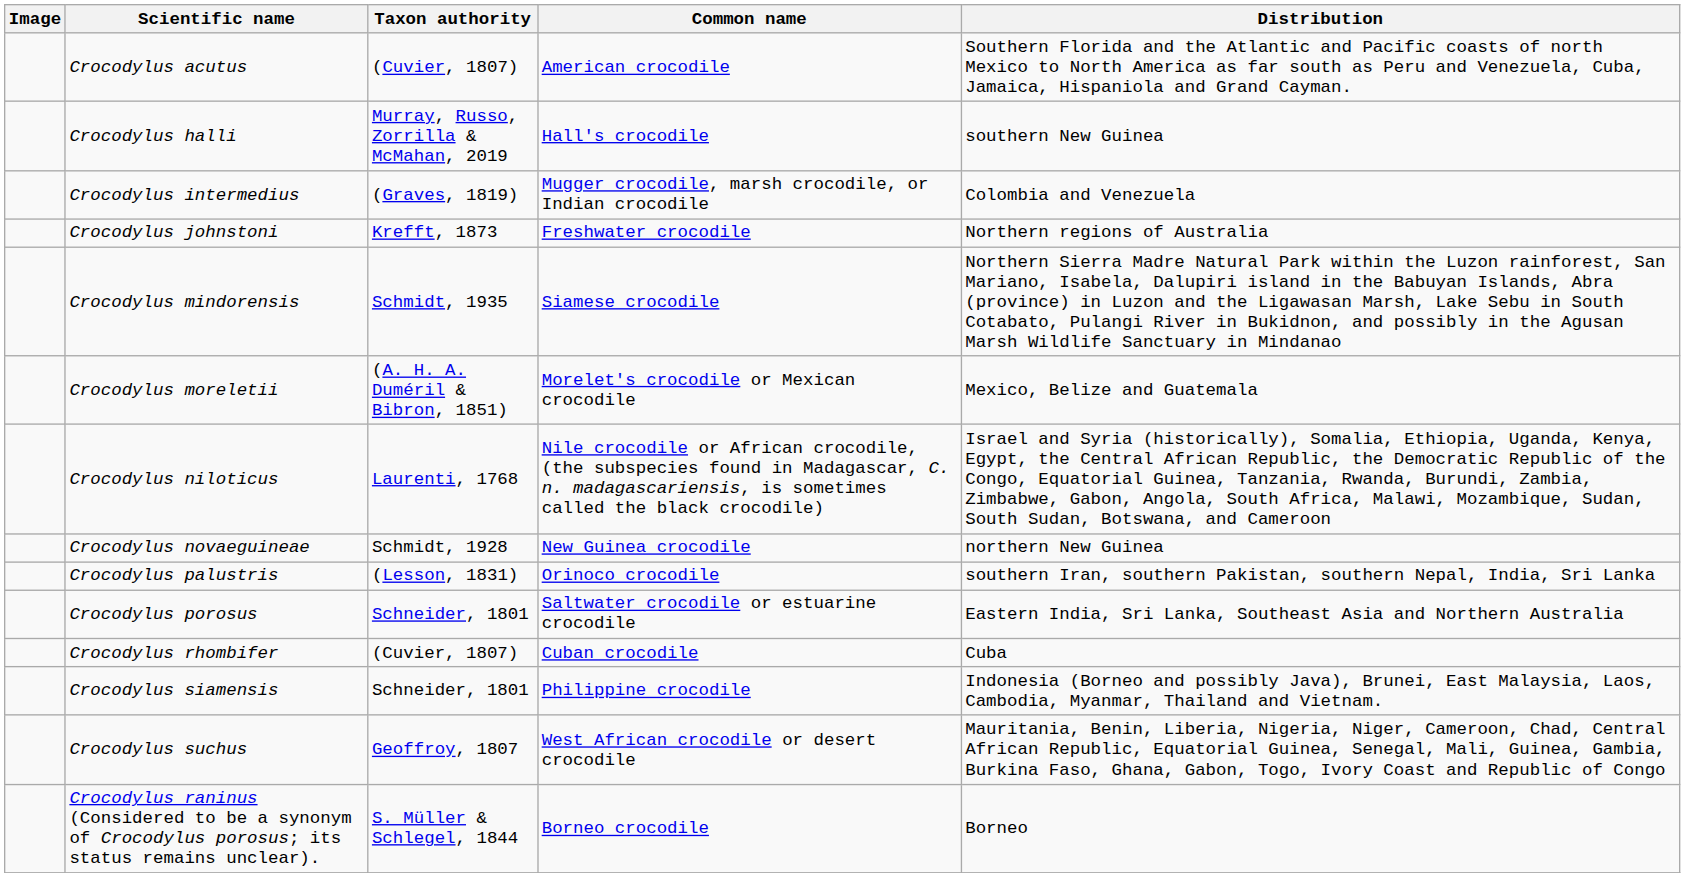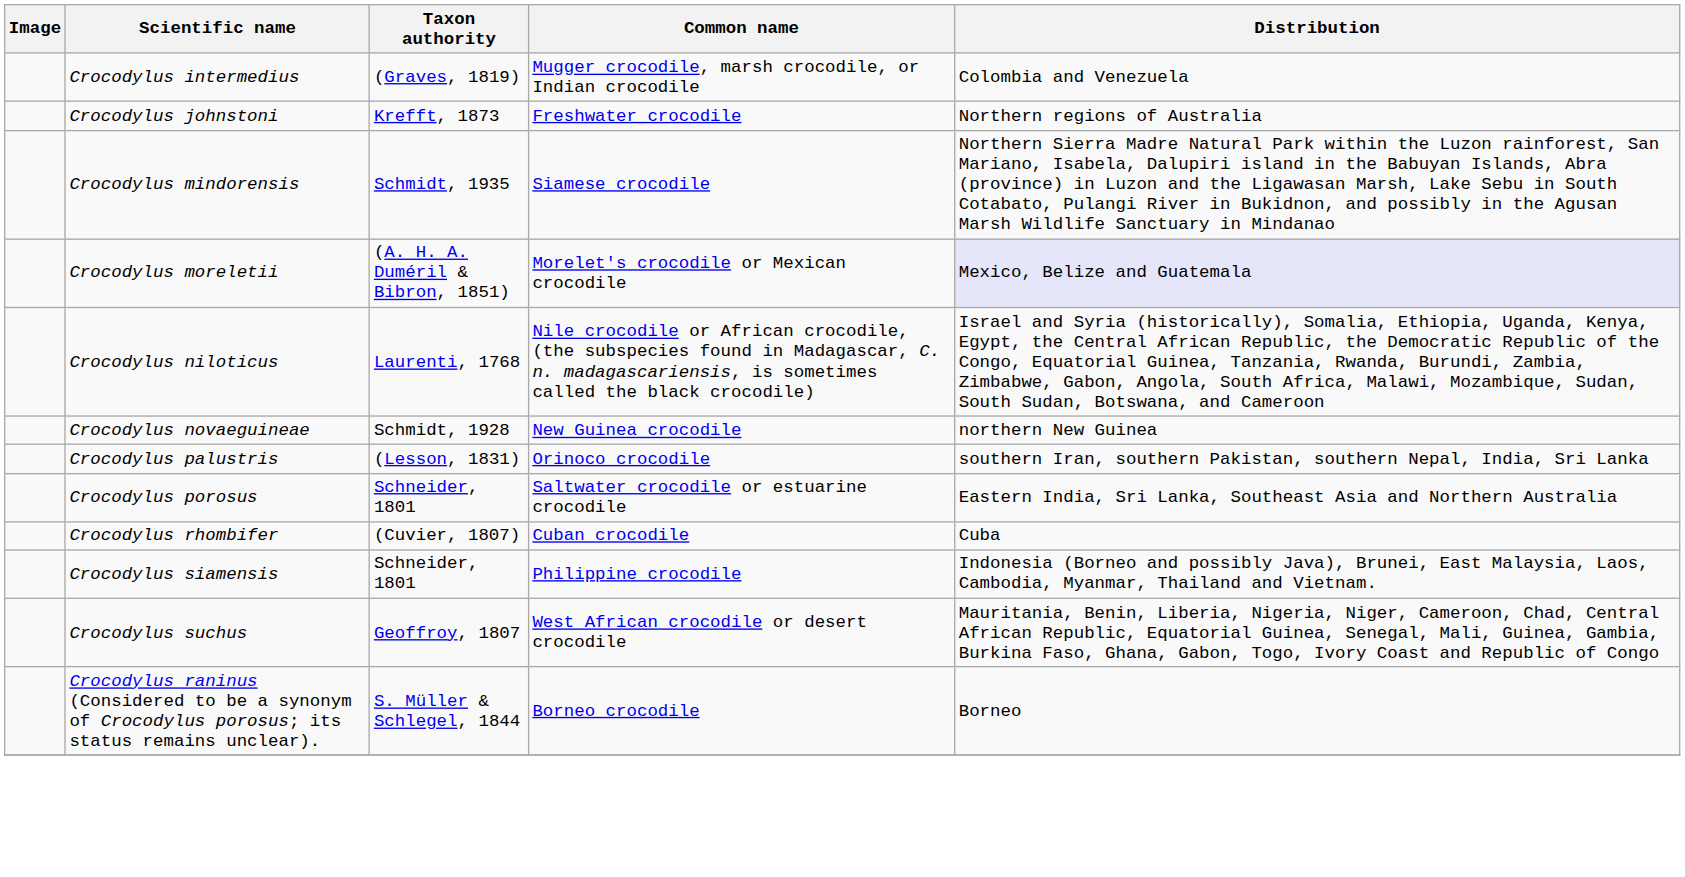- row: (158, 67)
- row: (153, 136)
(1112, 390) no background -> (1105, 273) lavender background
